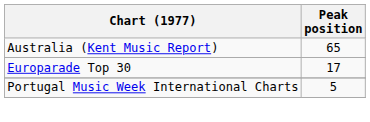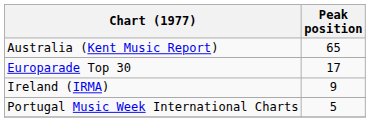+ row: (58, 87)
